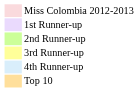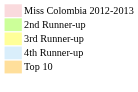- row: (53, 24)
